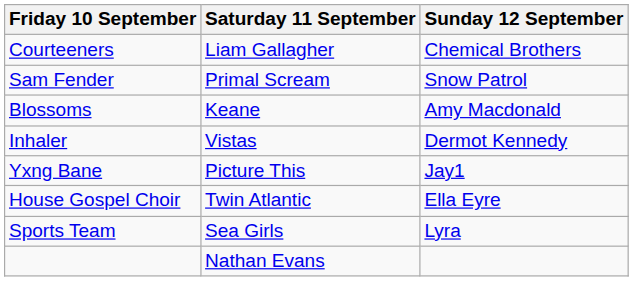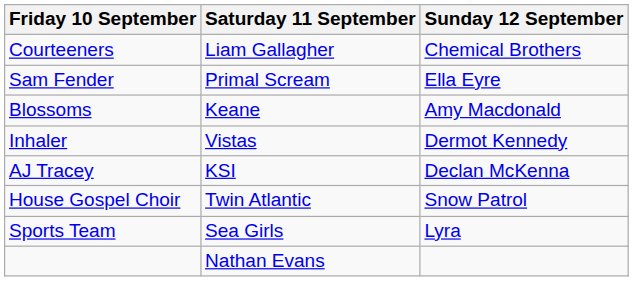(476, 79) Snow Patrol -> (463, 79) Ella Eyre
+ row: (51, 170)
- row: (56, 170)
(463, 200) Ella Eyre -> (476, 200) Snow Patrol
